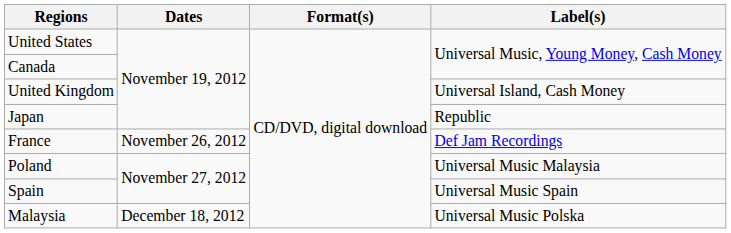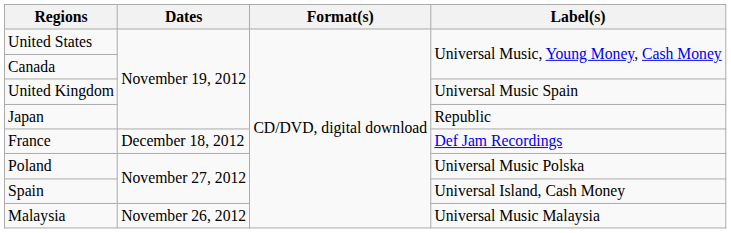(530, 91) Universal Island, Cash Money -> (506, 91) Universal Music Spain
(184, 141) November 26, 2012 -> (183, 141) December 18, 2012
(517, 166) Universal Music Malaysia -> (509, 166) Universal Music Polska
(506, 191) Universal Music Spain -> (530, 191) Universal Island, Cash Money
(183, 215) December 18, 2012 -> (184, 215) November 26, 2012
(509, 215) Universal Music Polska -> (517, 215) Universal Music Malaysia
